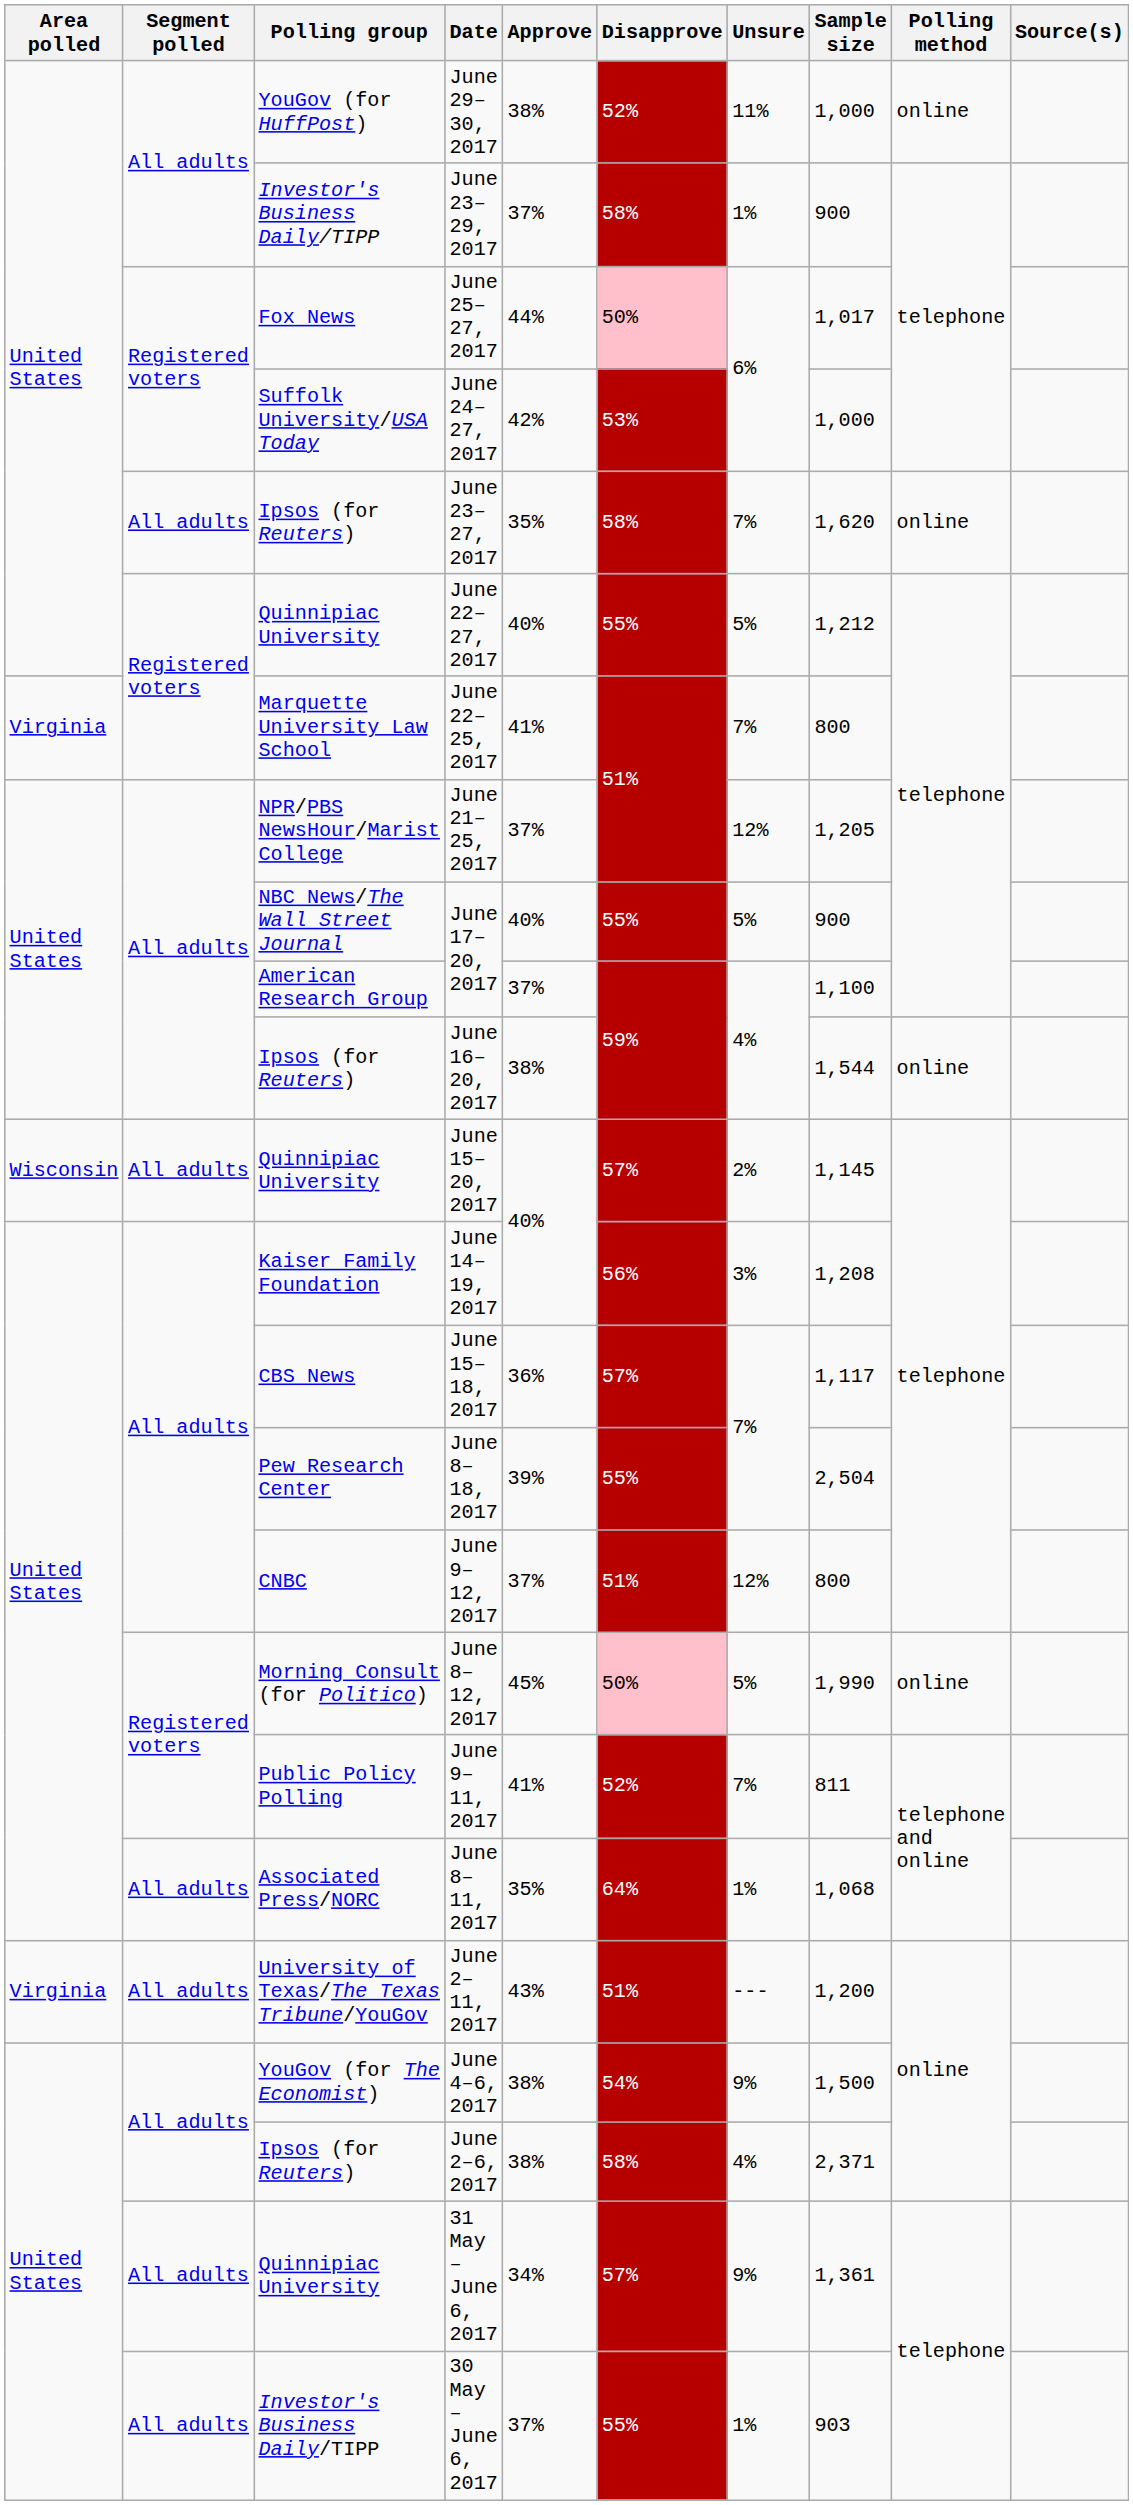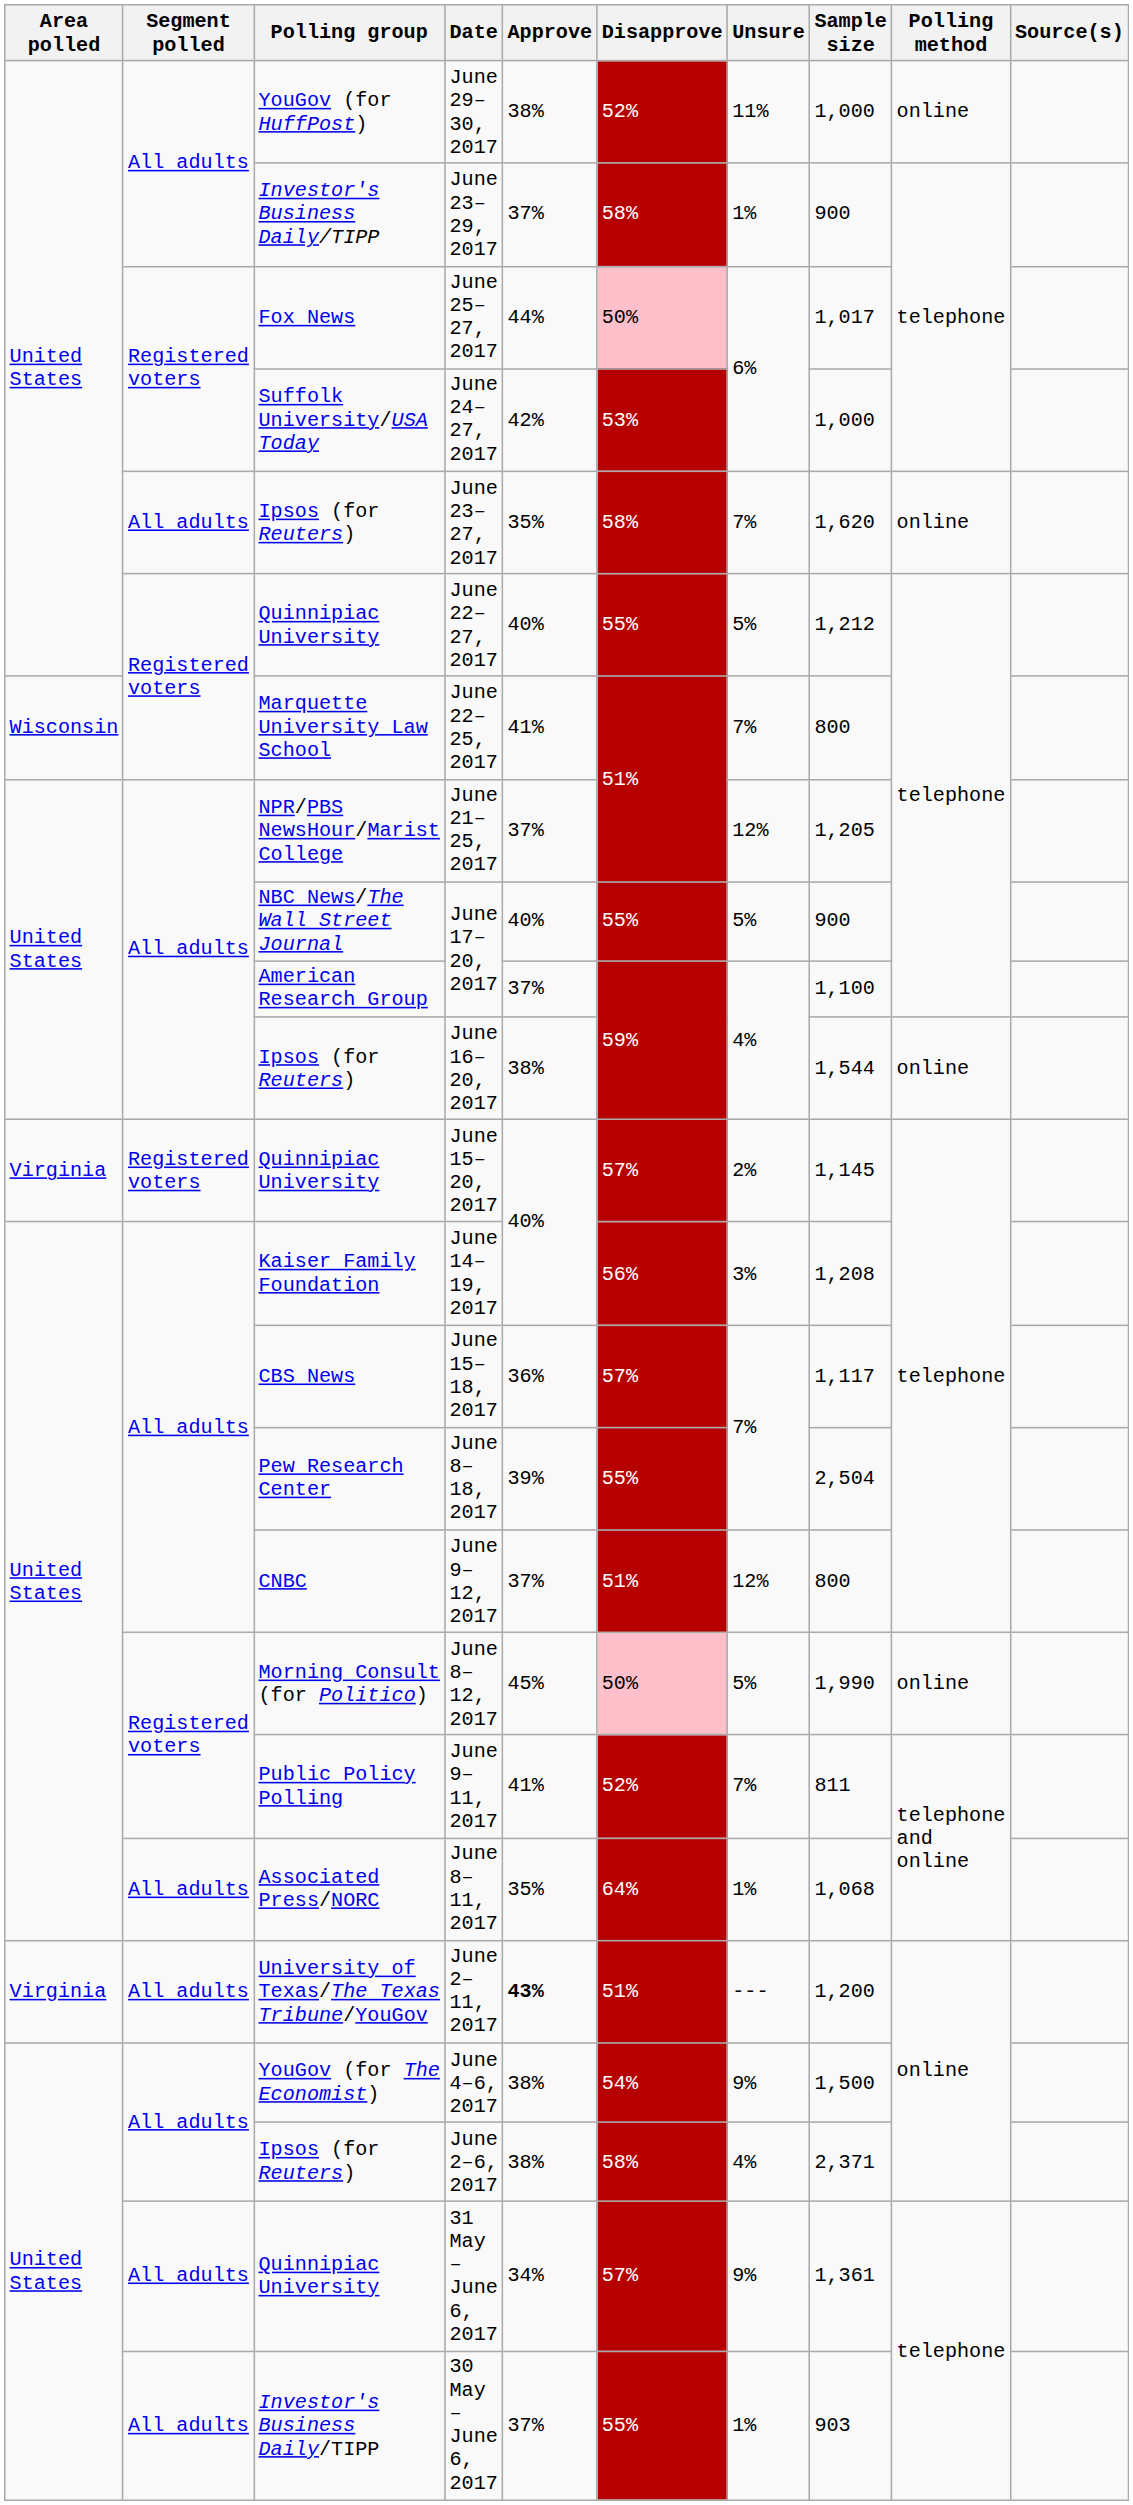(58, 728) Virginia -> (64, 728) Wisconsin
(64, 1171) Wisconsin -> (58, 1171) Virginia
(188, 1171) All adults -> (188, 1171) Registered voters
(526, 1992) normal -> (526, 1992) bold
